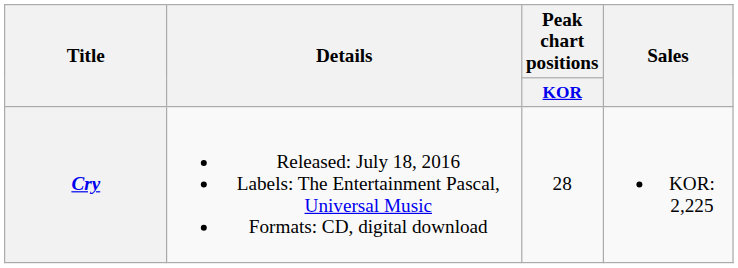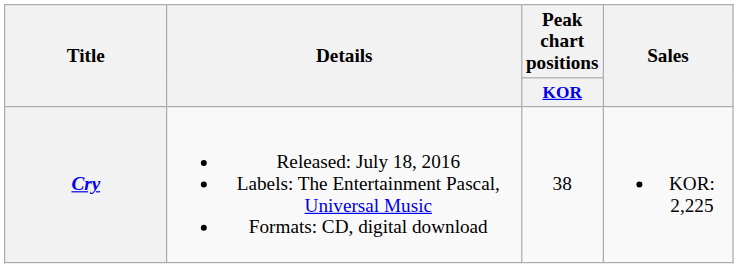(562, 184) 28 -> (562, 184) 38
